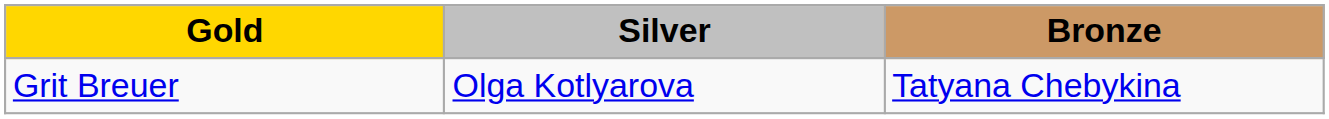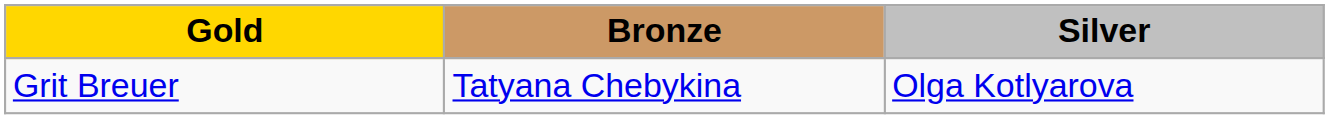columns swapped: (665, 31) <-> (1104, 31)
